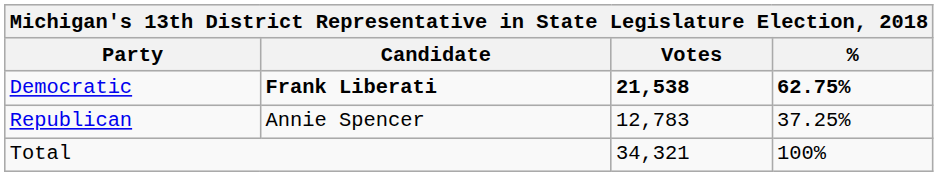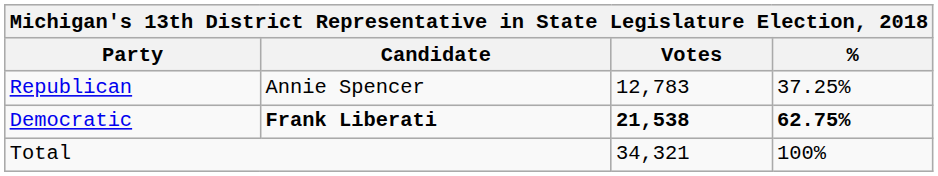rows swapped: (71, 88) <-> (71, 121)
